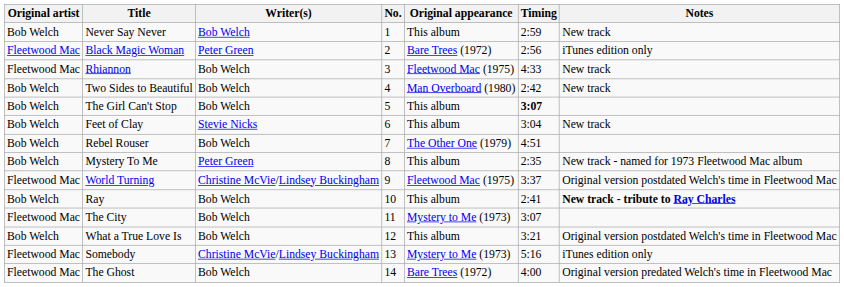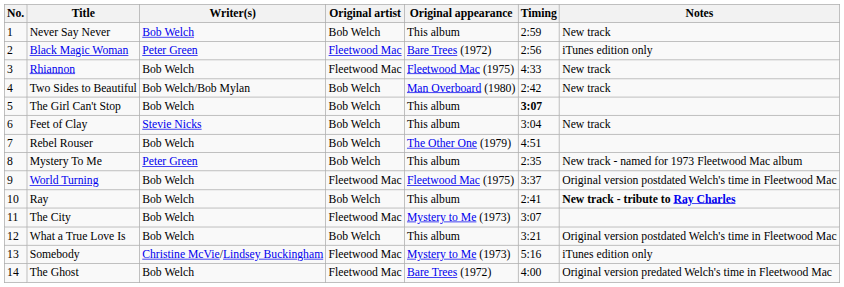columns swapped: (393, 13) <-> (44, 13)
(224, 87) Bob Welch -> (196, 87) Bob Welch/Bob Mylan
(289, 180) Christine McVie/Lindsey Buckingham -> (168, 180) Bob Welch
